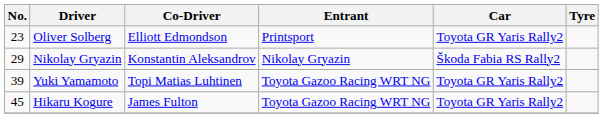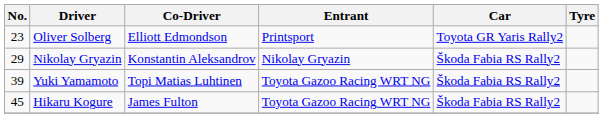(500, 80) Toyota GR Yaris Rally2 -> (498, 80) Škoda Fabia RS Rally2
(500, 102) Toyota GR Yaris Rally2 -> (498, 102) Škoda Fabia RS Rally2
